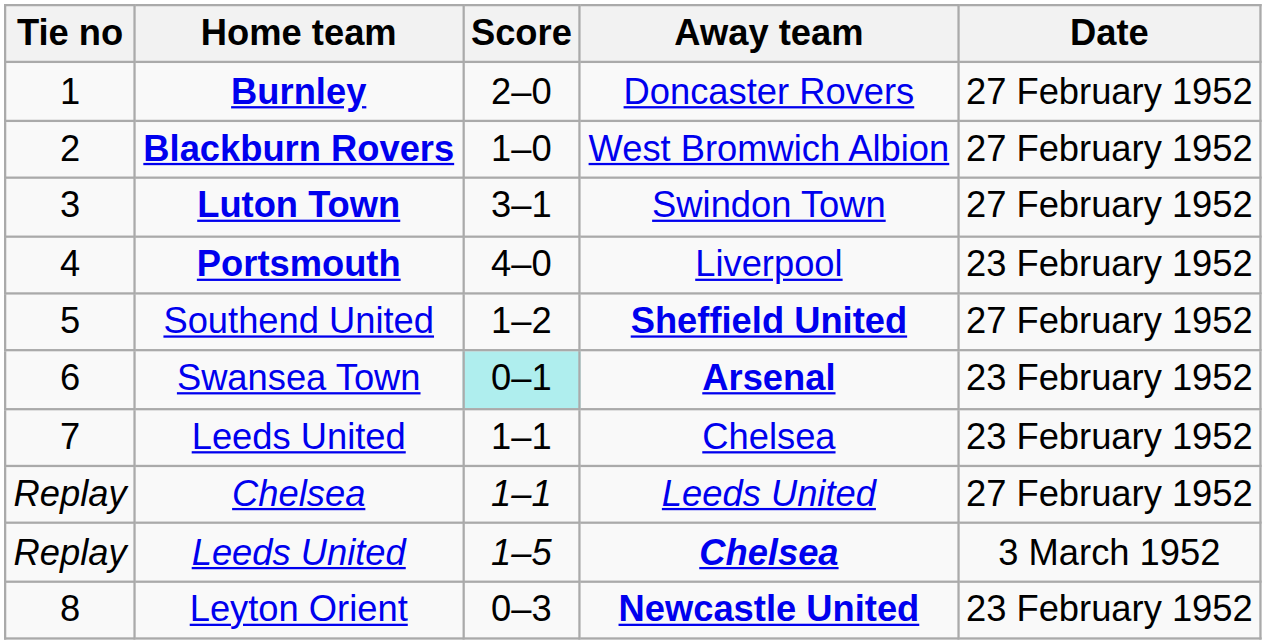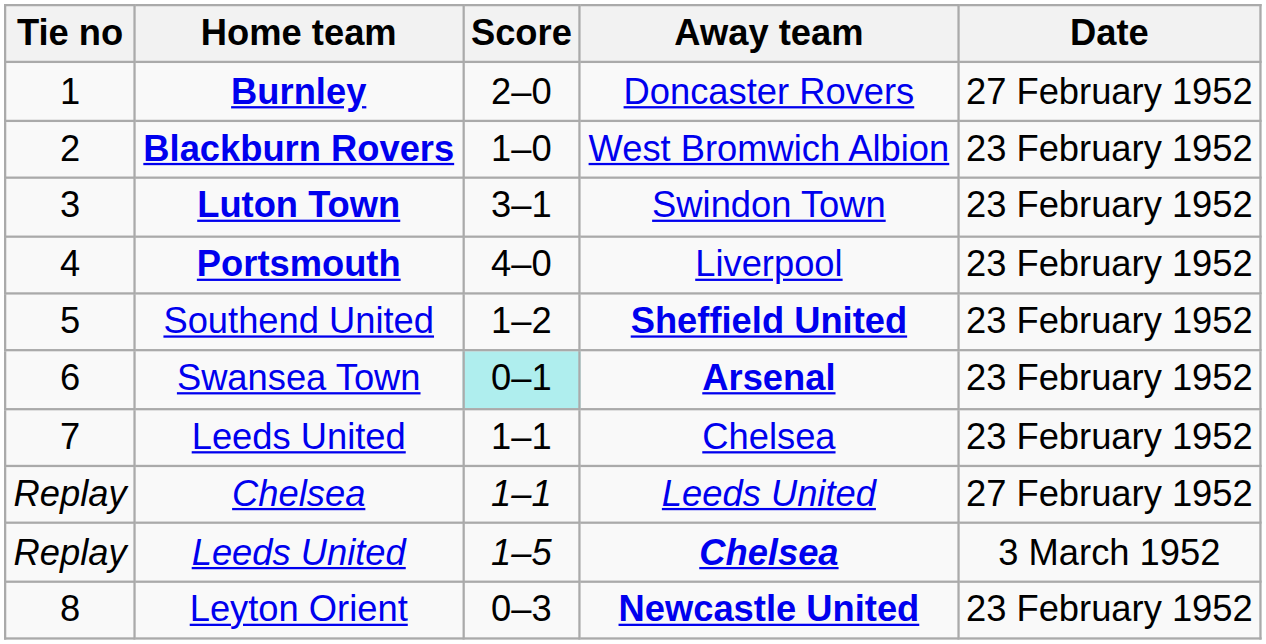(1109, 148) 27 February 1952 -> (1109, 148) 23 February 1952
(1109, 206) 27 February 1952 -> (1109, 206) 23 February 1952
(1109, 321) 27 February 1952 -> (1109, 321) 23 February 1952
